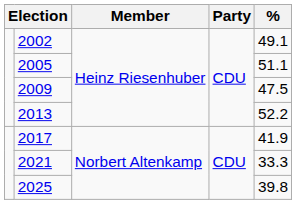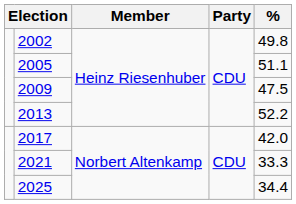(273, 41) 49.1 -> (273, 41) 49.8
(273, 138) 41.9 -> (273, 138) 42.0
(273, 187) 39.8 -> (273, 187) 34.4
